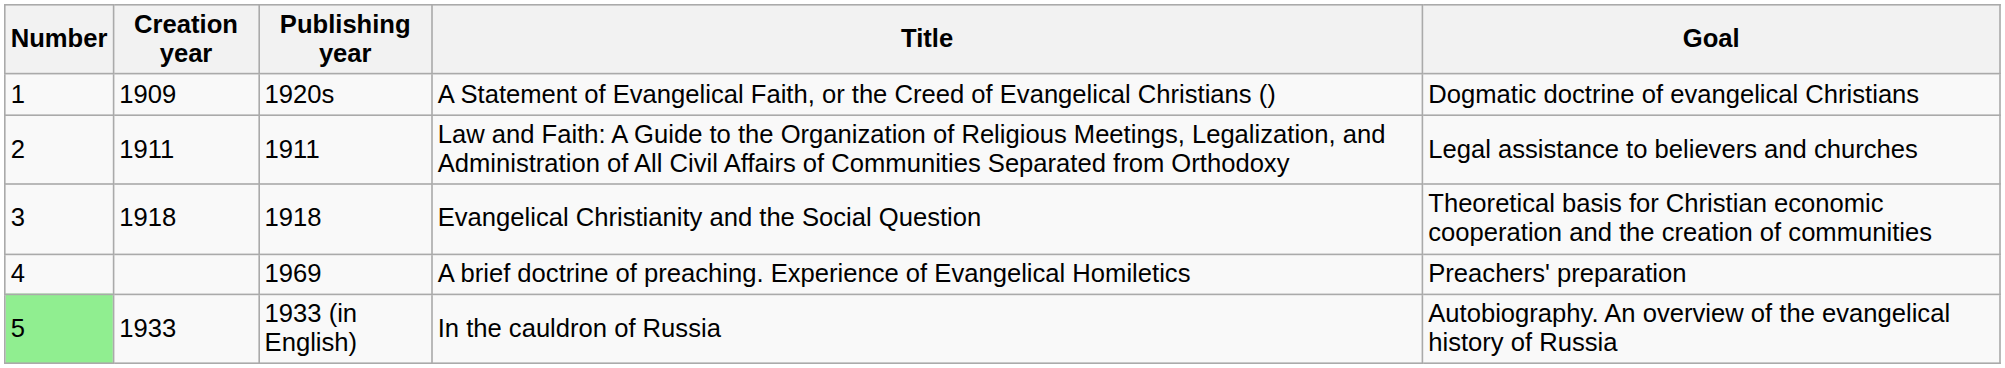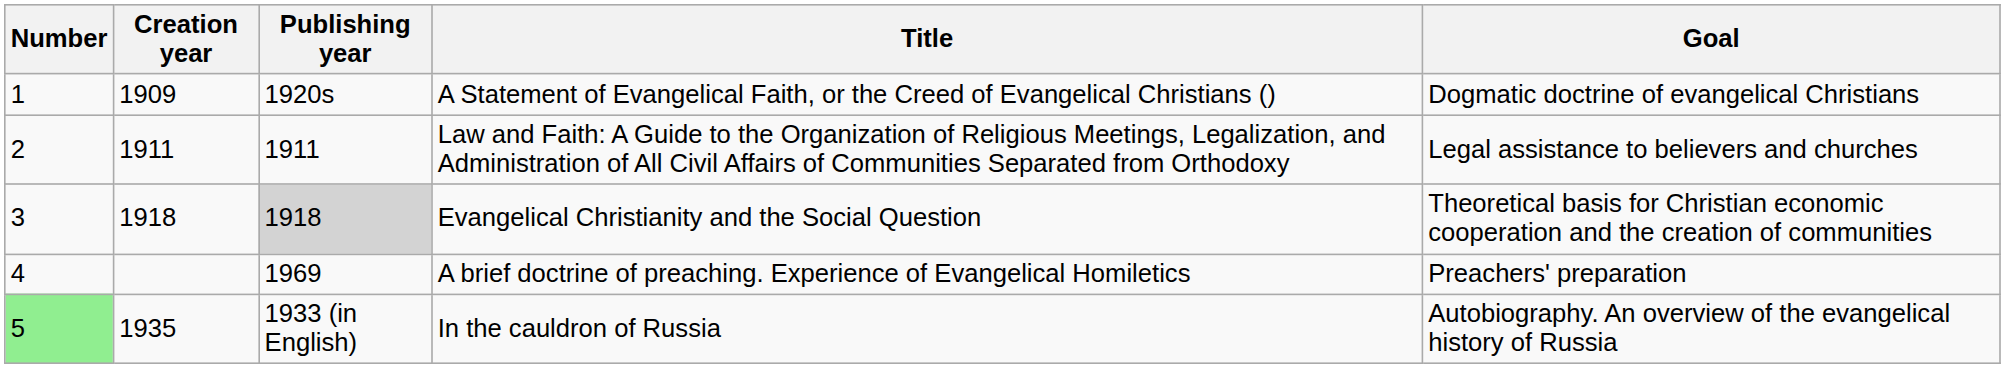(293, 218) no background -> (293, 218) lightgrey background
(148, 328) 1933 -> (148, 328) 1935
